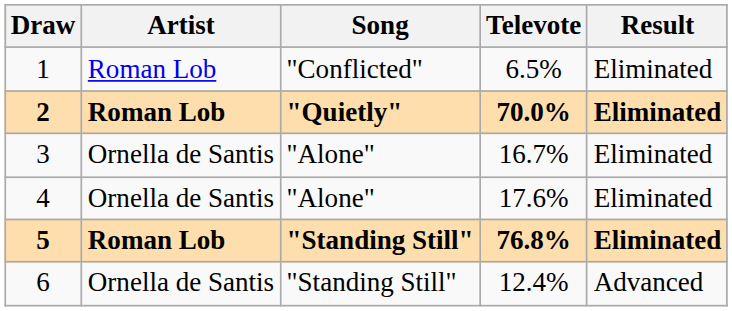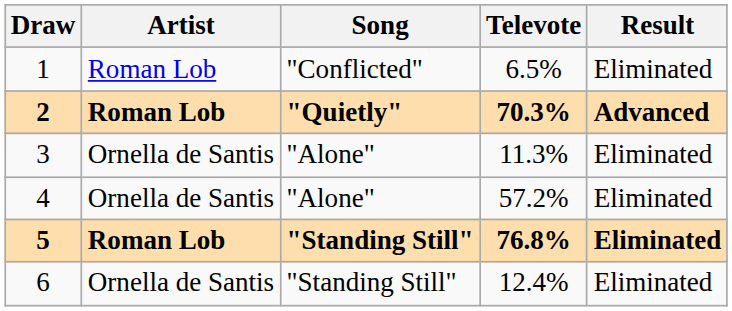(534, 111) 70.0% -> (534, 111) 70.3%
(658, 111) Eliminated -> (652, 111) Advanced
(534, 154) 16.7% -> (534, 154) 11.3%
(534, 197) 17.6% -> (534, 197) 57.2%
(648, 283) Advanced -> (653, 283) Eliminated
